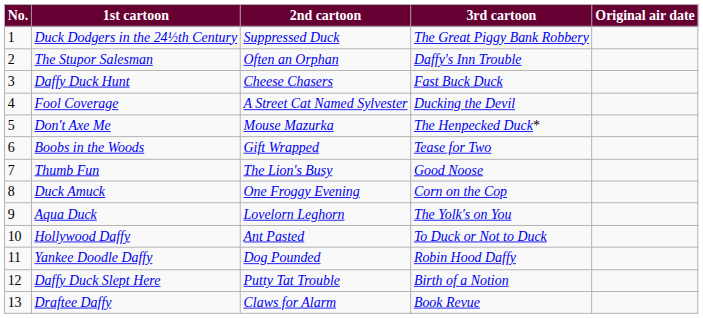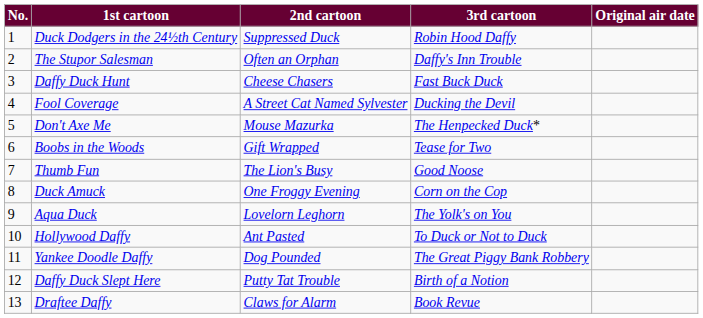(501, 37) The Great Piggy Bank Robbery -> (465, 37) Robin Hood Daffy
(465, 258) Robin Hood Daffy -> (501, 258) The Great Piggy Bank Robbery
